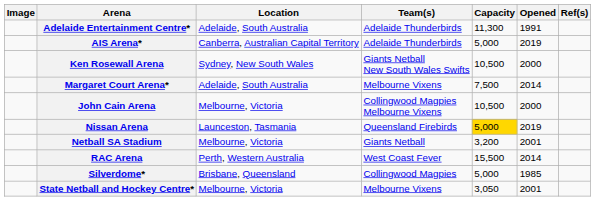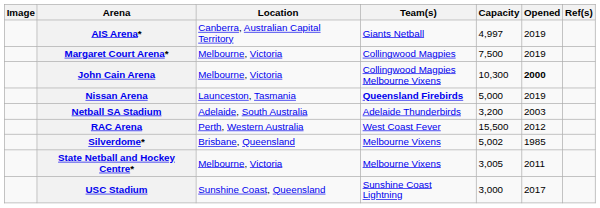- row: (117, 28)
(413, 43) Adelaide Thunderbirds -> (393, 33) Giants Netball
(486, 43) 5,000 -> (491, 33) 4,997
- row: (117, 64)
(253, 85) Adelaide, South Australia -> (240, 54) Melbourne, Victoria
(403, 85) Melbourne Vixens -> (409, 54) Collingwood Magpies
(531, 85) 2014 -> (535, 54) 2019
(489, 106) 10,500 -> (493, 75) 10,300
(531, 106) normal -> (535, 75) bold
(410, 127) normal -> (413, 96) bold
(486, 127) gold background -> (491, 96) no background
(241, 143) Melbourne, Victoria -> (253, 112) Adelaide, South Australia
(394, 143) Giants Netball -> (412, 112) Adelaide Thunderbirds
(531, 143) 2001 -> (535, 112) 2003
(531, 158) 2014 -> (535, 127) 2012
(410, 173) Collingwood Magpies -> (402, 143) Melbourne Vixens
(486, 173) 5,000 -> (491, 143) 5,002
(486, 189) 3,050 -> (491, 163) 3,005
(531, 189) 2001 -> (534, 163) 2011
+ row: (117, 190)
